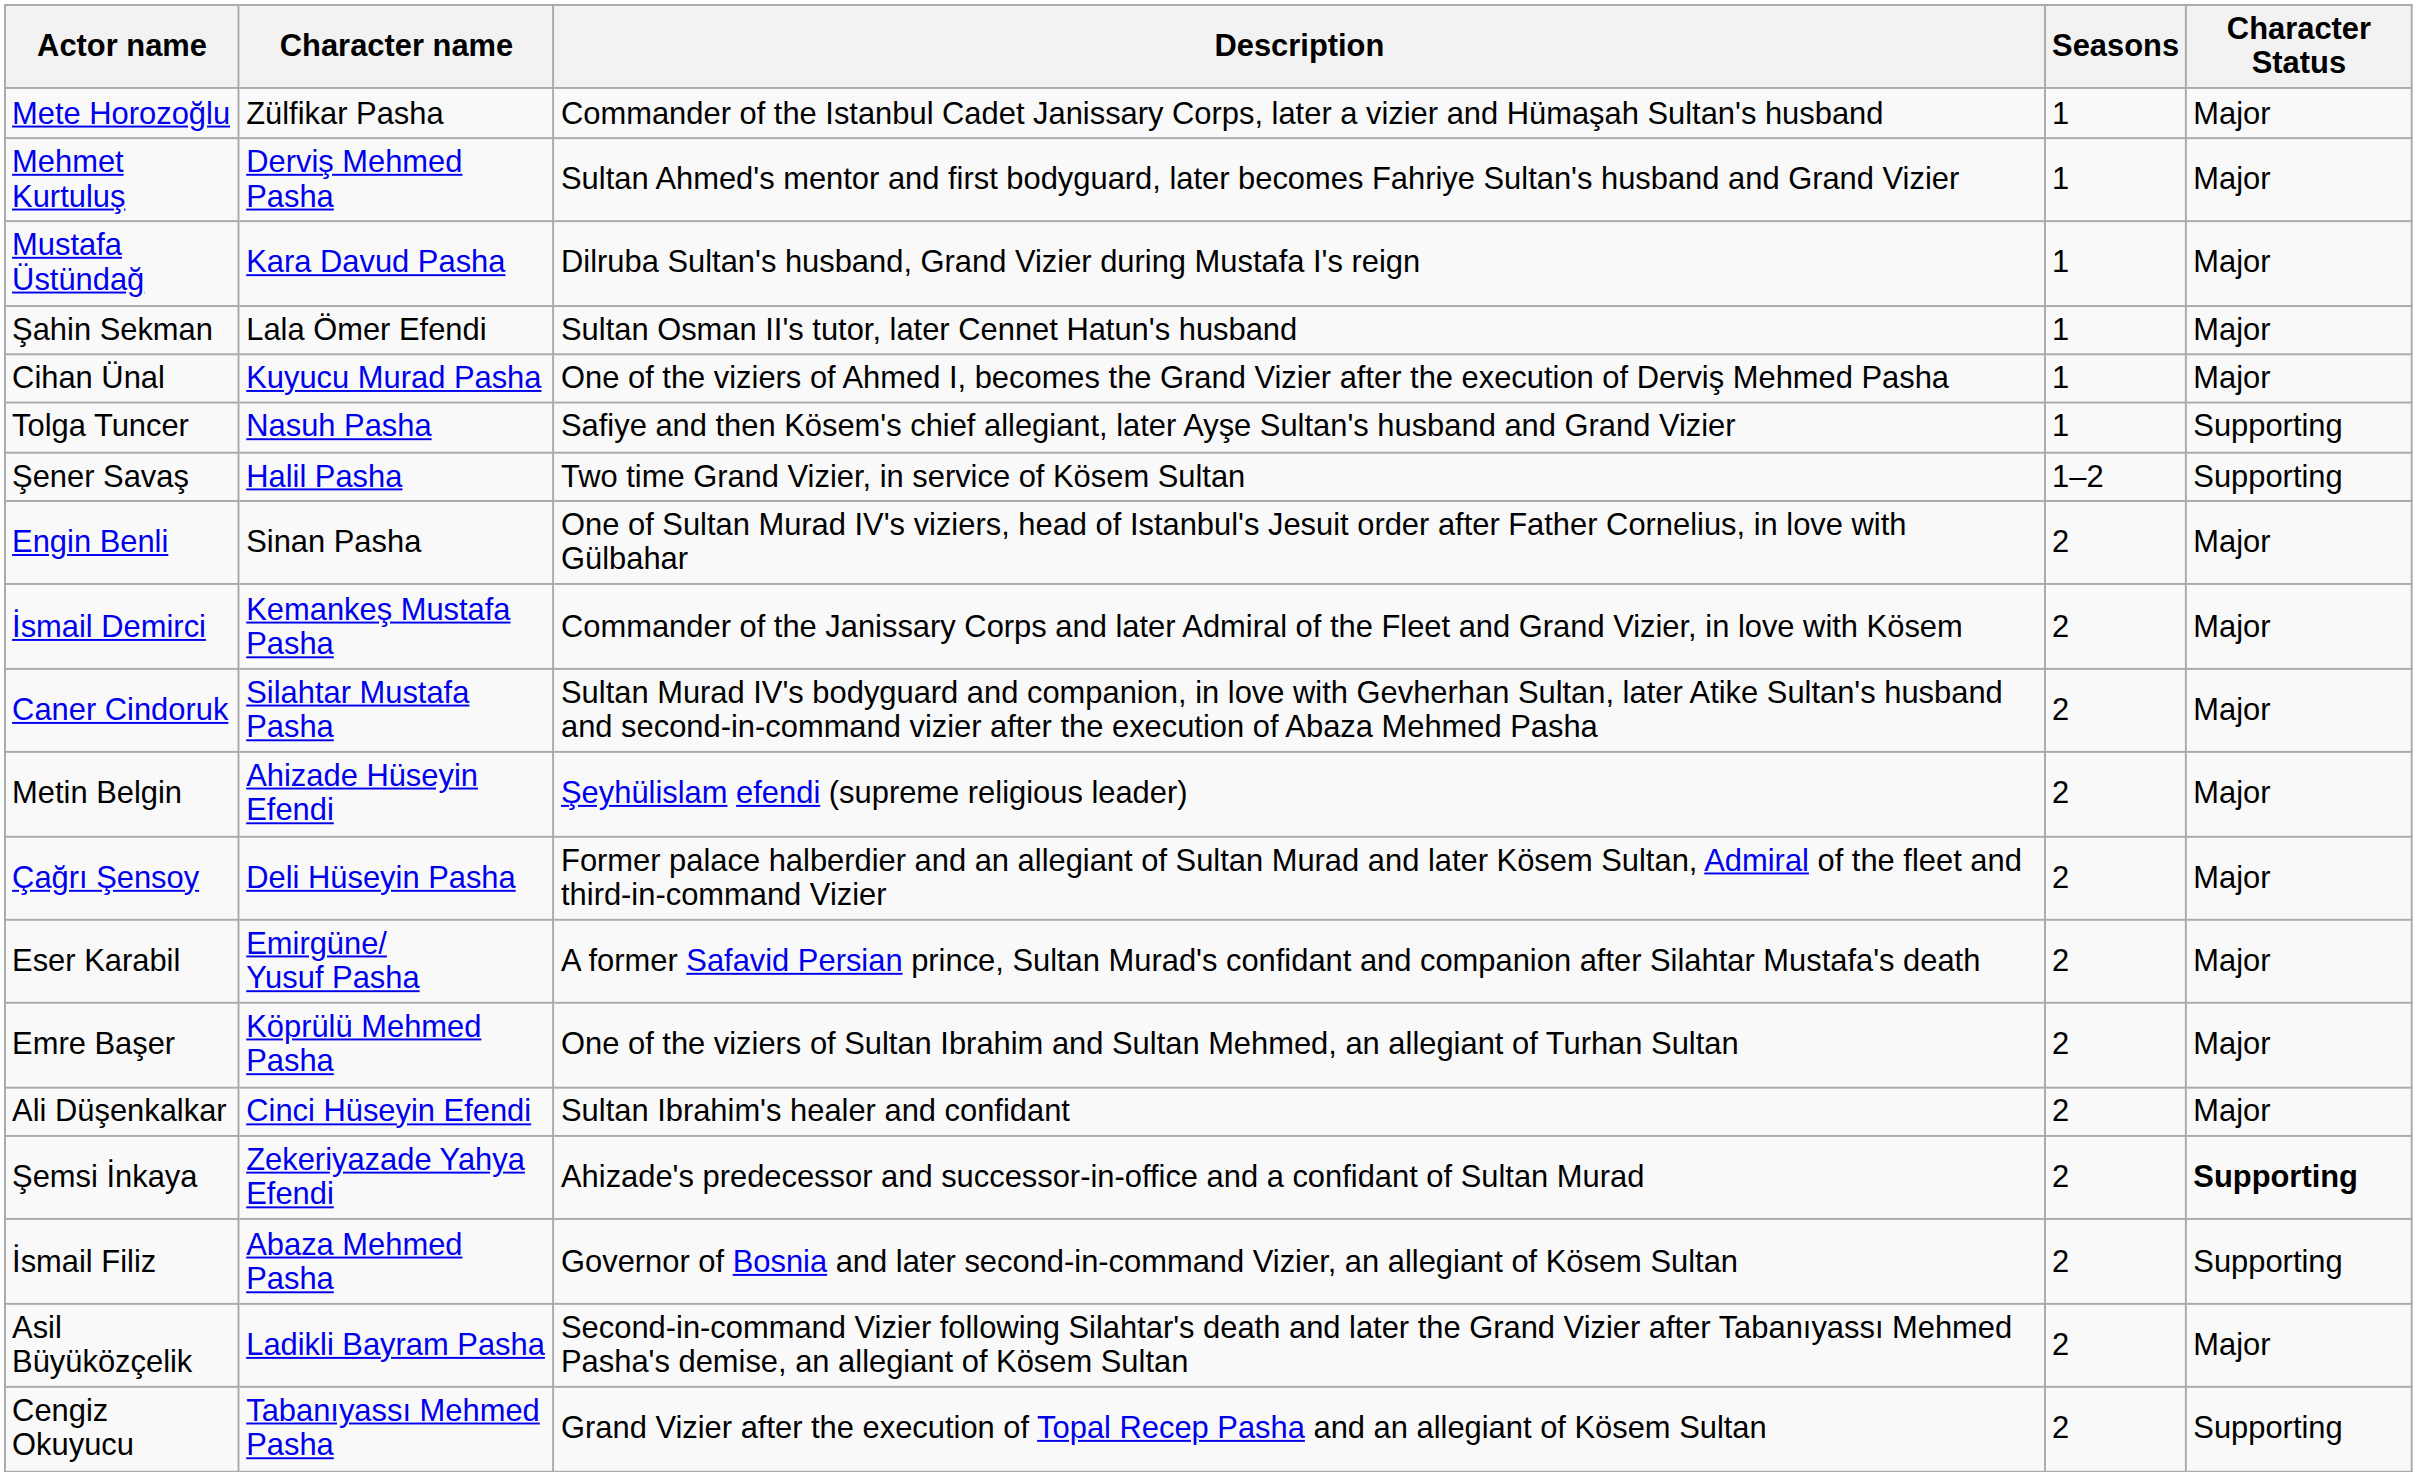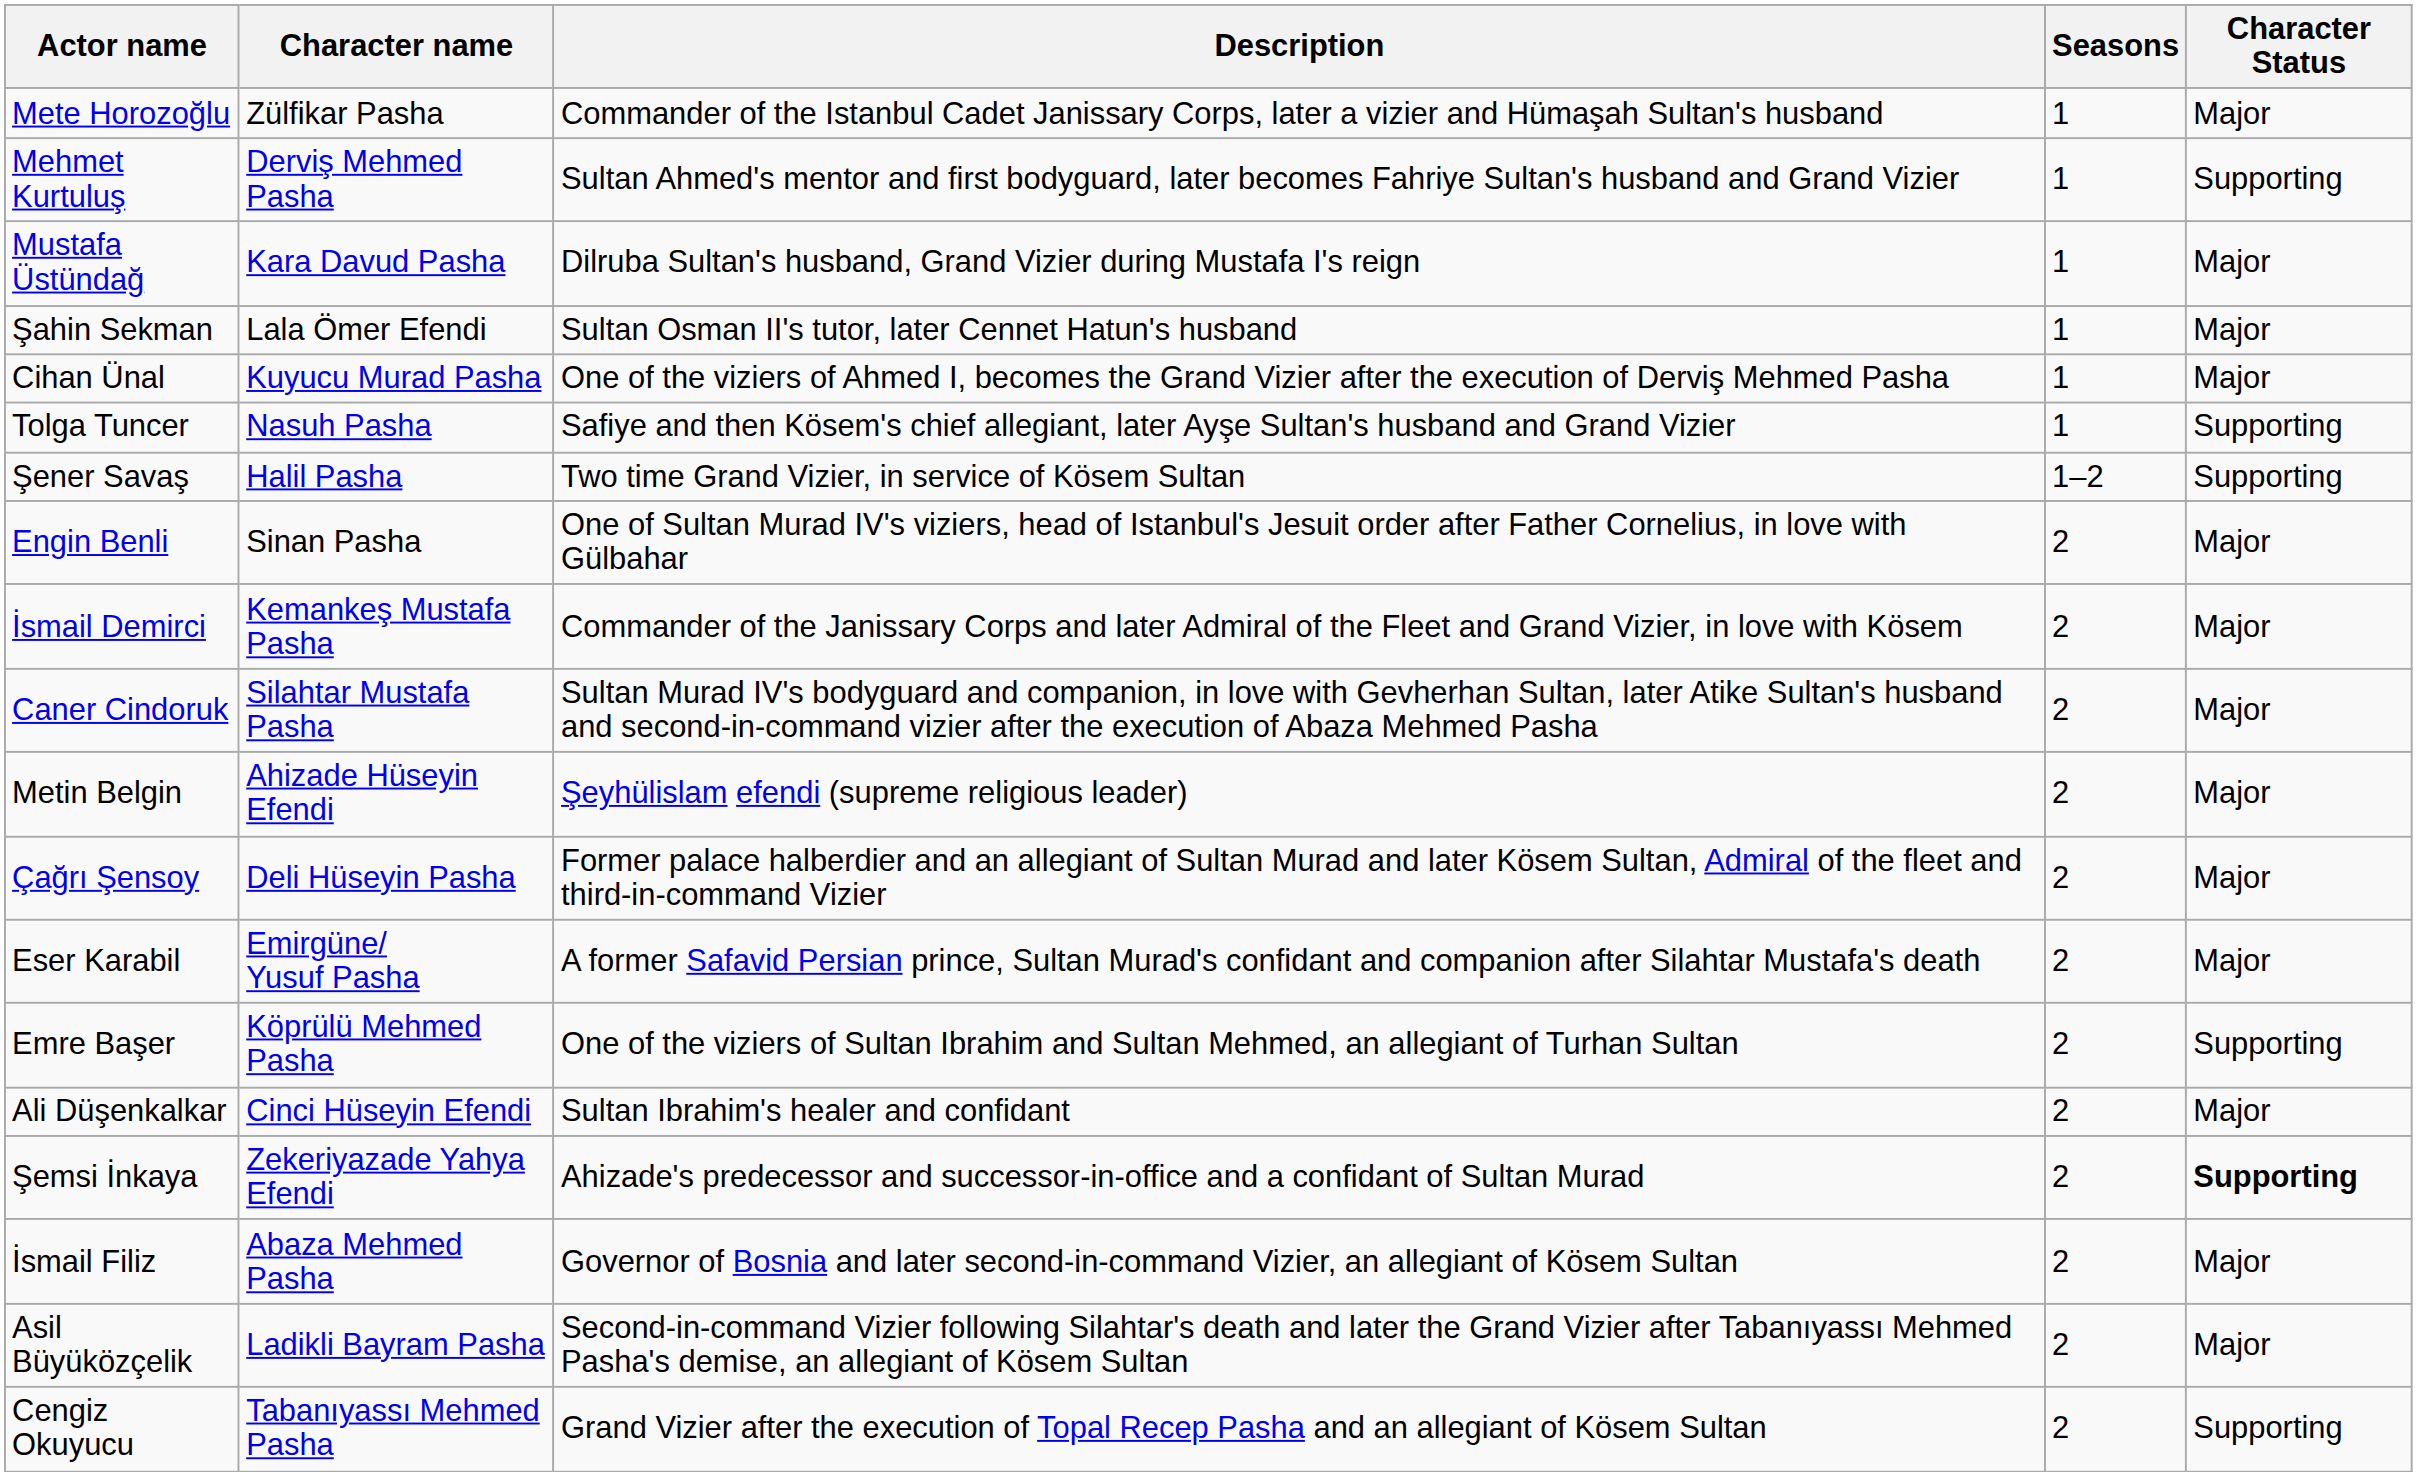(2232, 179) Major -> (2268, 179) Supporting
(2232, 1044) Major -> (2268, 1044) Supporting
(2268, 1261) Supporting -> (2232, 1261) Major
